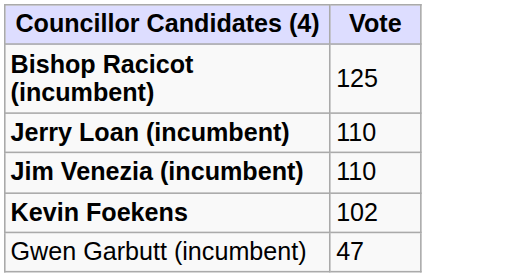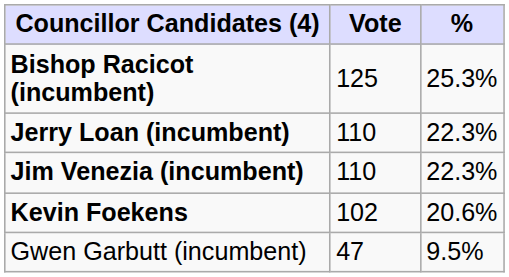+ column: (462, 24)
